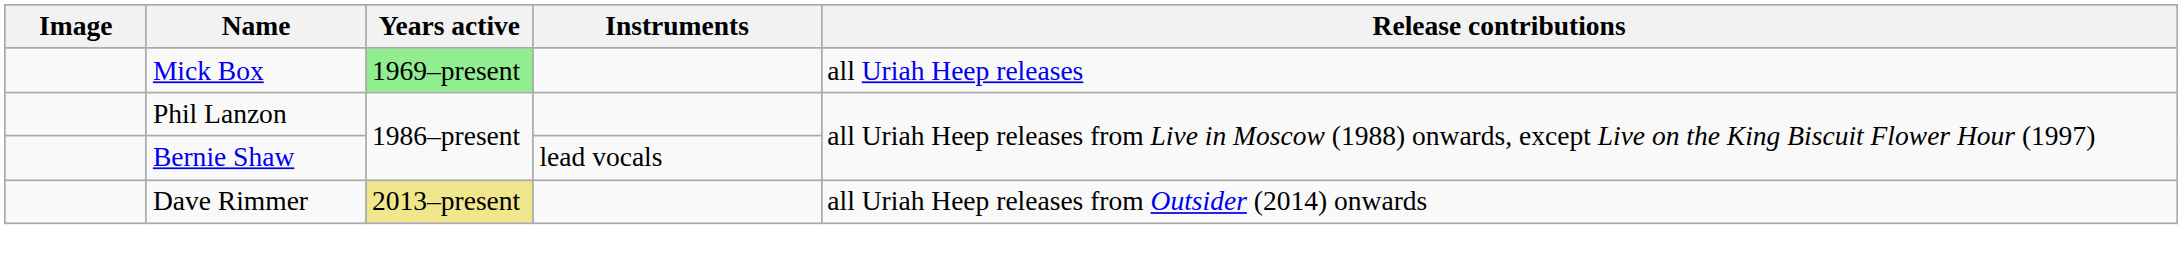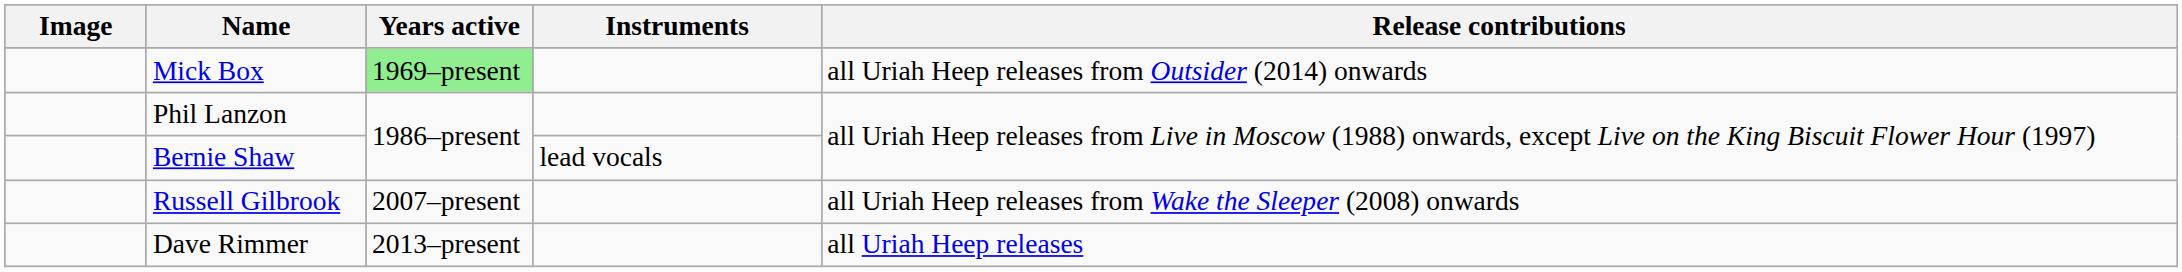(955, 69) all Uriah Heep releases -> (1127, 69) all Uriah Heep releases from Outsider (2014) onwards
+ row: (247, 200)
(446, 200) khaki background -> (446, 244) no background
(1127, 200) all Uriah Heep releases from Outsider (2014) onwards -> (955, 244) all Uriah Heep releases
